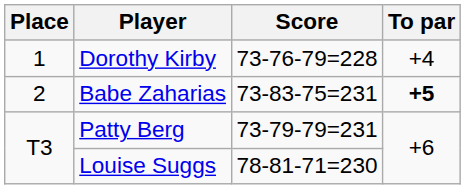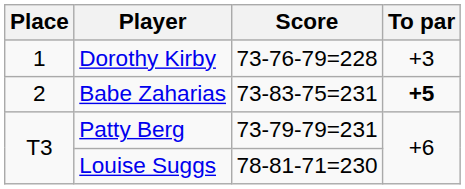(422, 58) +4 -> (422, 58) +3
